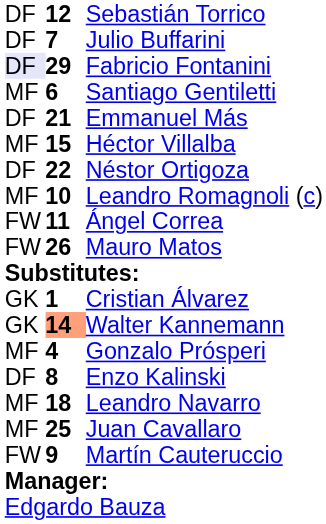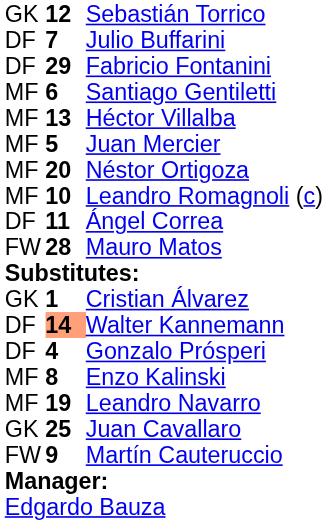(20, 14) DF -> (22, 14) GK
(20, 66) lavender background -> (20, 66) no background
- row: (167, 118)
(58, 144) 15 -> (58, 118) 13
+ row: (153, 144)
(20, 169) DF -> (22, 169) MF
(58, 169) 22 -> (58, 169) 20
(23, 221) FW -> (20, 221) DF
(58, 247) 26 -> (58, 247) 28
(22, 325) GK -> (20, 325) DF
(22, 351) MF -> (20, 351) DF
(20, 377) DF -> (22, 377) MF
(58, 403) 18 -> (58, 403) 19
(22, 429) MF -> (22, 429) GK
